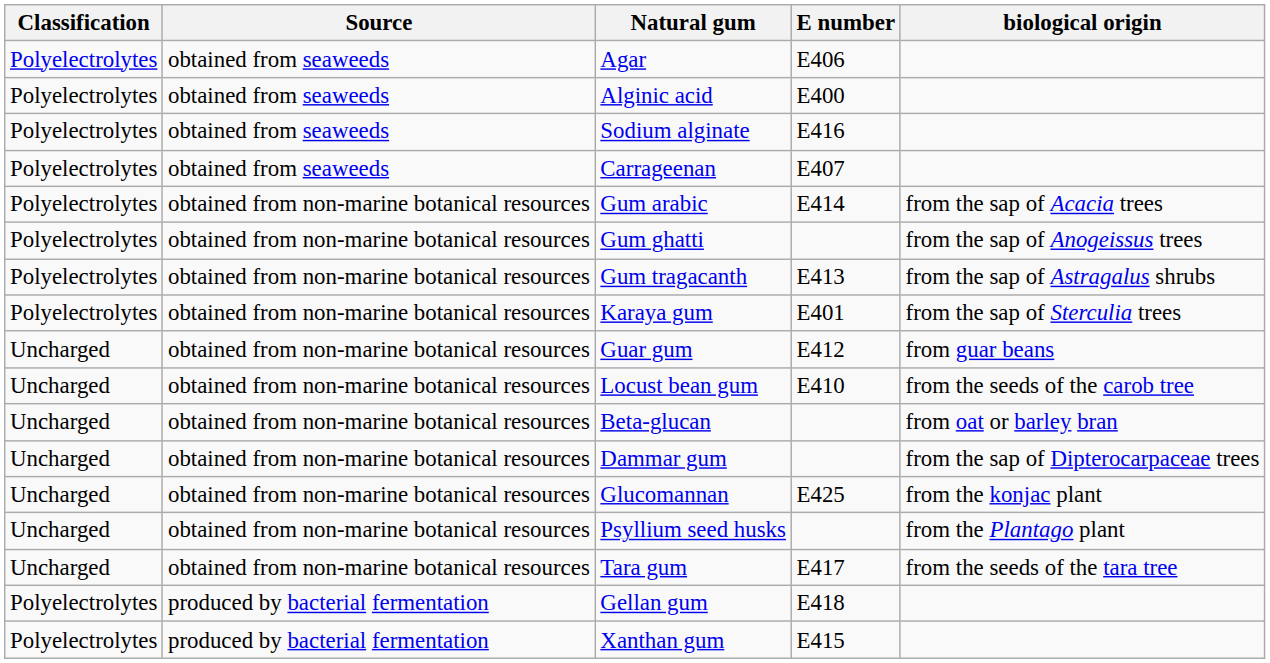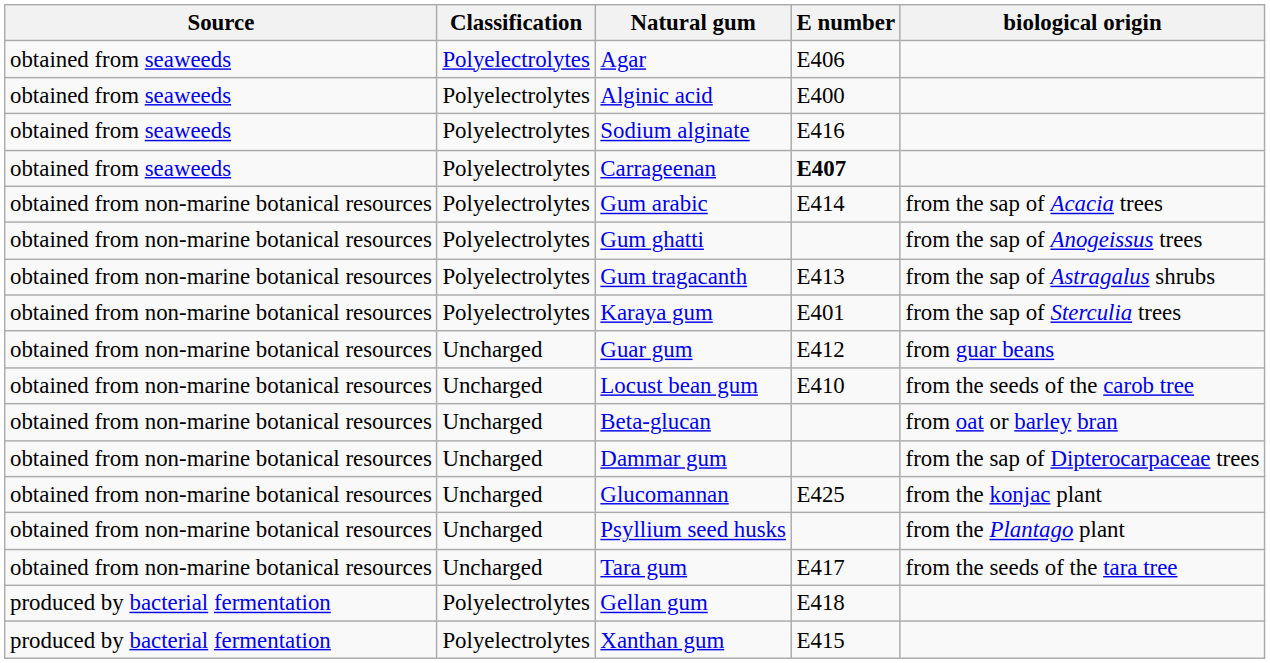columns swapped: (379, 22) <-> (84, 22)
(821, 167) normal -> (821, 167) bold
